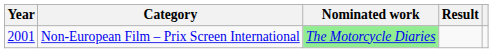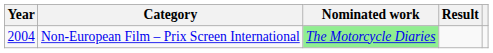(21, 36) 2001 -> (21, 36) 2004
